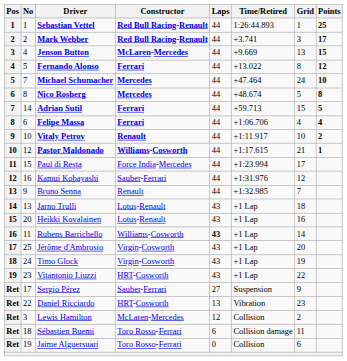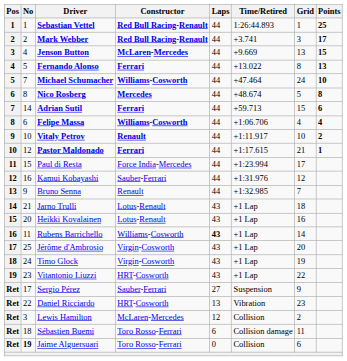(322, 66) 12 -> (322, 66) 13
(135, 80) Mercedes -> (152, 80) Williams-Cosworth
(320, 108) 5 -> (320, 108) 6
(131, 122) Ferrari -> (152, 122) Williams-Cosworth
(152, 150) Williams-Cosworth -> (131, 150) Ferrari
(27, 205) 13 -> (27, 205) 21
(27, 344) normal -> (27, 344) bold
